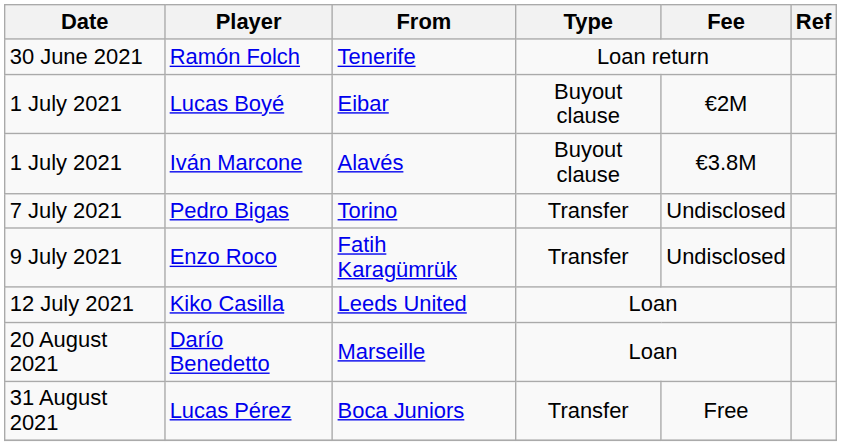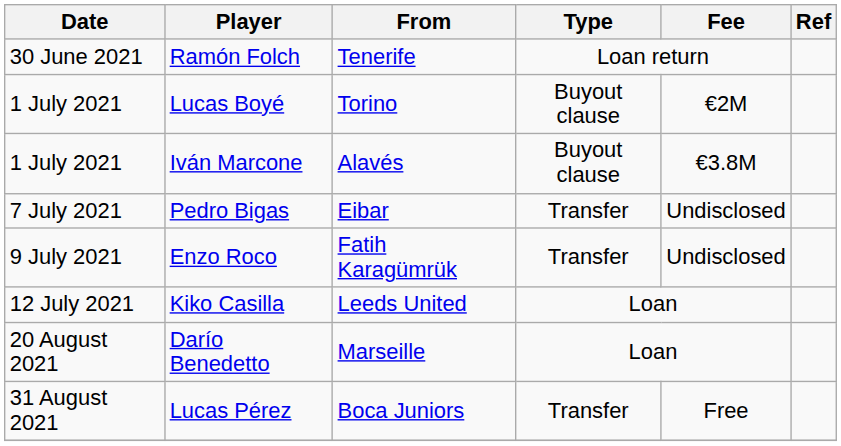(363, 103) Eibar -> (367, 103) Torino
(367, 210) Torino -> (363, 210) Eibar
